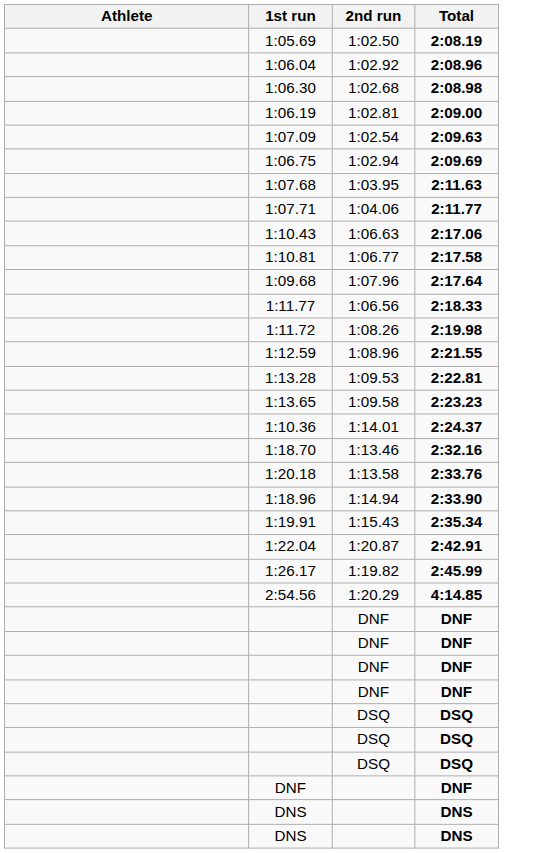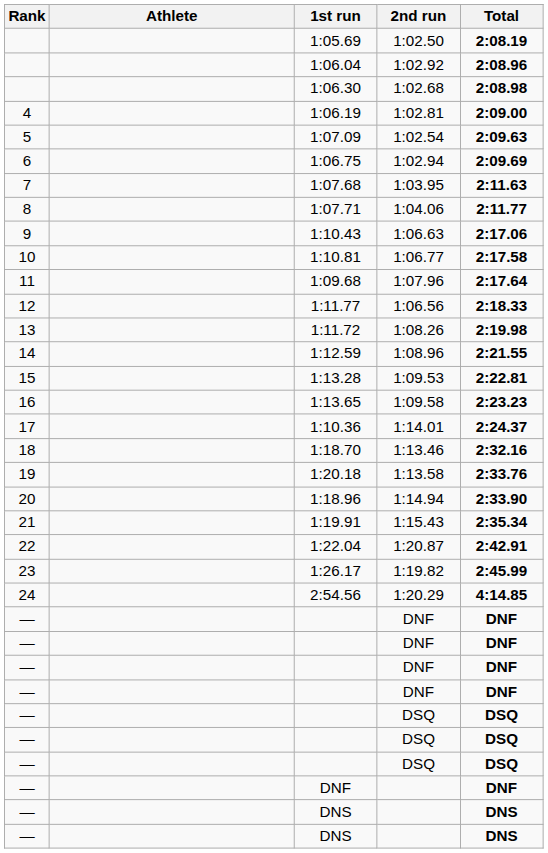+ column: (27, 16)
